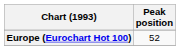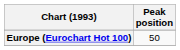(154, 38) 52 -> (154, 38) 50
